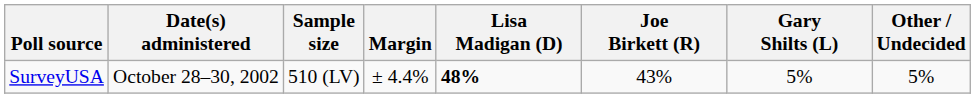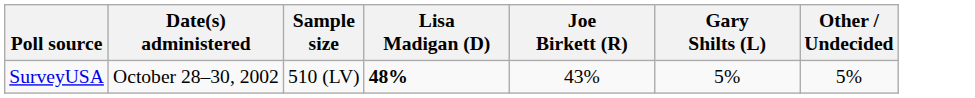- column: (400, 44)
